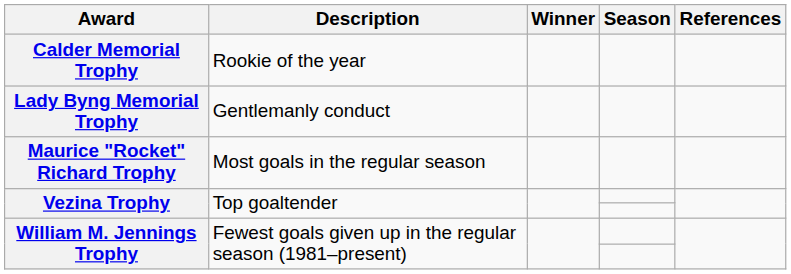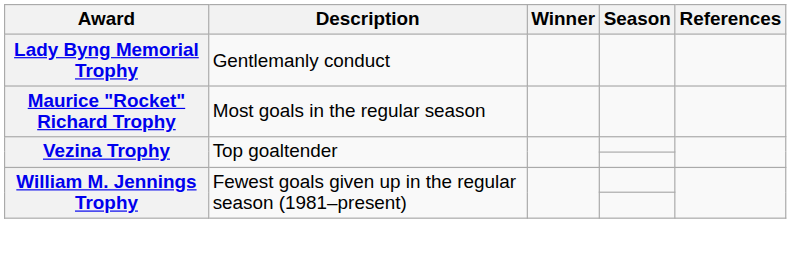- row: (106, 60)
